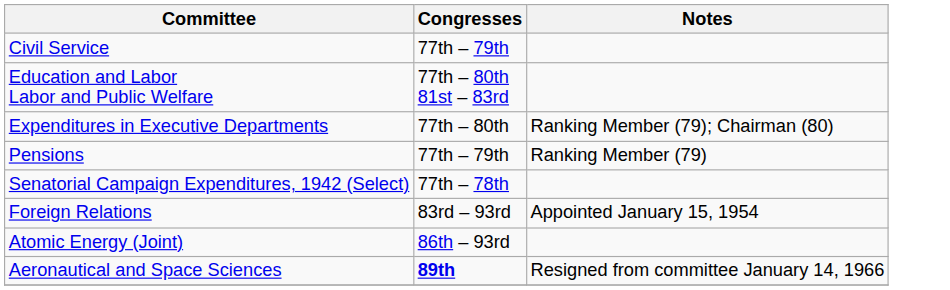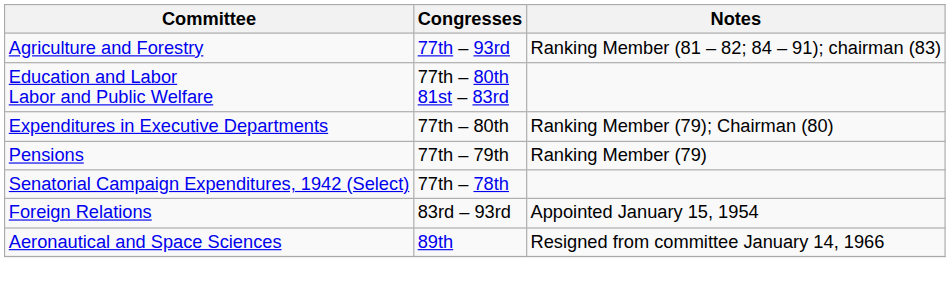+ row: (106, 47)
- row: (59, 47)
- row: (96, 241)
(436, 270) bold -> (435, 241) normal
